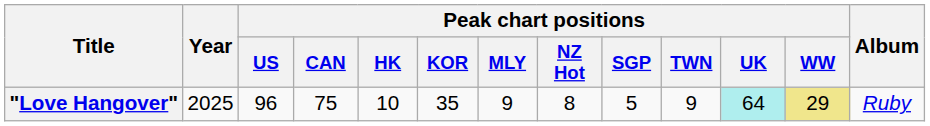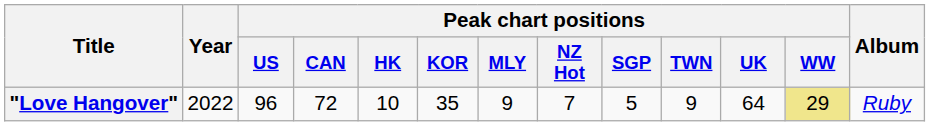(211, 103) 2025 -> (211, 103) 2022
(326, 103) 75 -> (326, 103) 72
(569, 103) 8 -> (569, 103) 7
(753, 103) paleturquoise background -> (753, 103) no background
